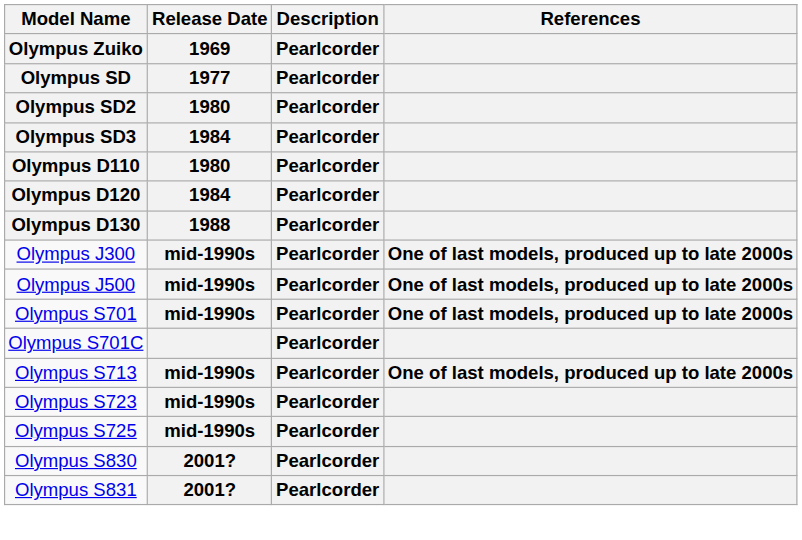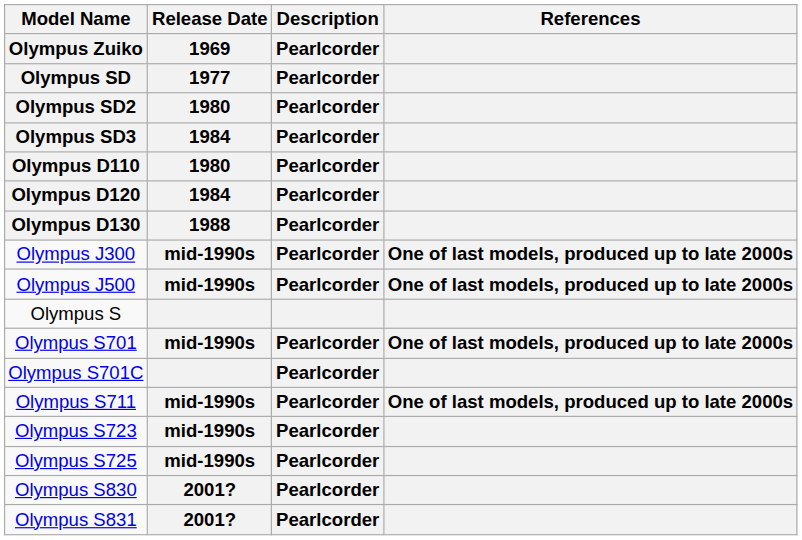+ row: (76, 313)
+ row: (76, 401)
- row: (76, 372)
